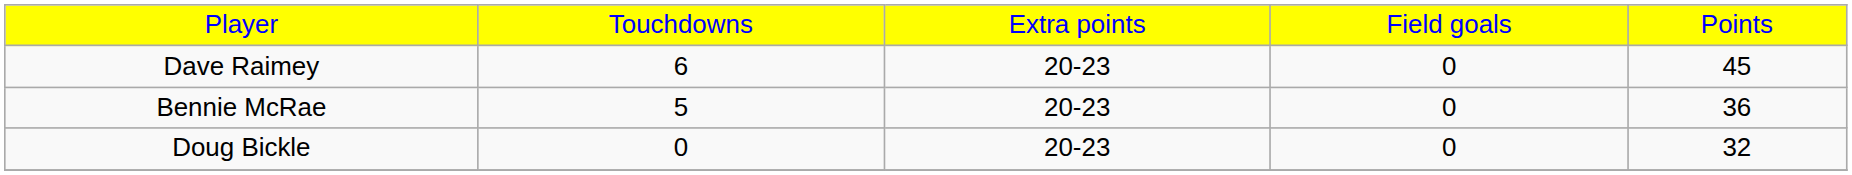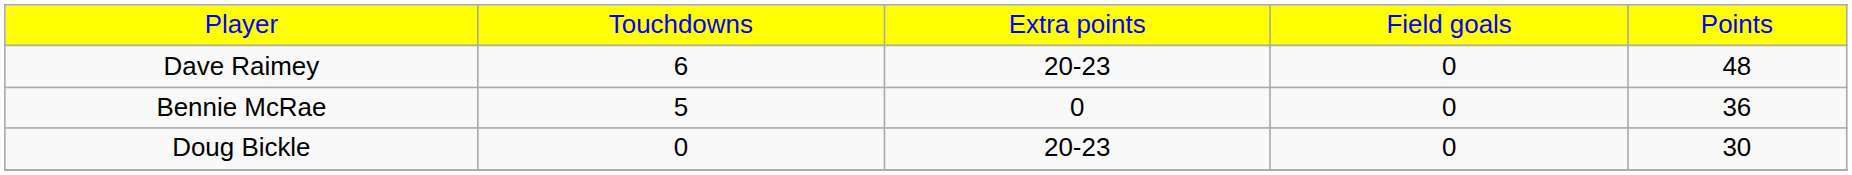(1737, 66) 45 -> (1737, 66) 48
(1077, 107) 20-23 -> (1077, 107) 0
(1737, 148) 32 -> (1737, 148) 30
